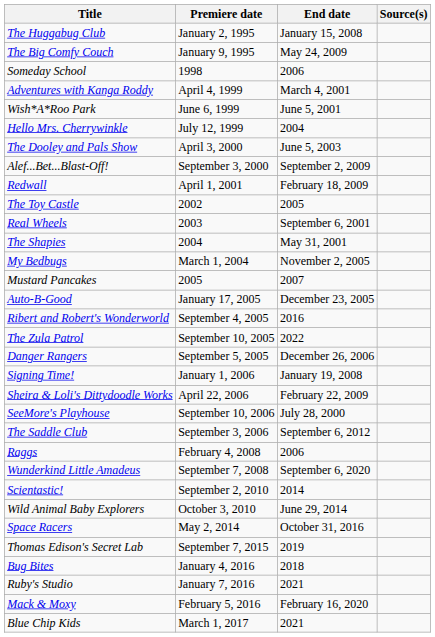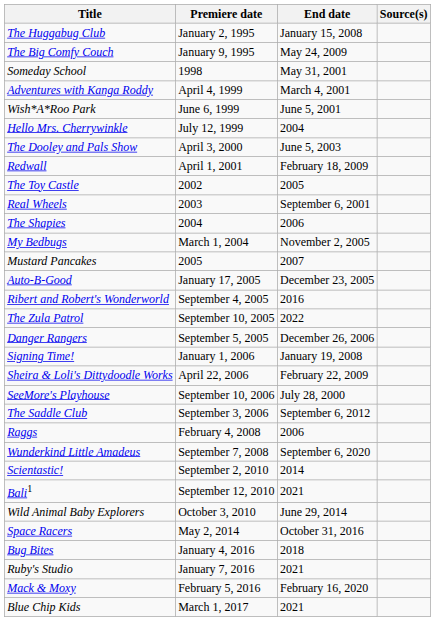(292, 71) 2006 -> (313, 71) May 31, 2001
- row: (58, 166)
(313, 242) May 31, 2001 -> (292, 223) 2006
+ row: (20, 491)
- row: (75, 546)
